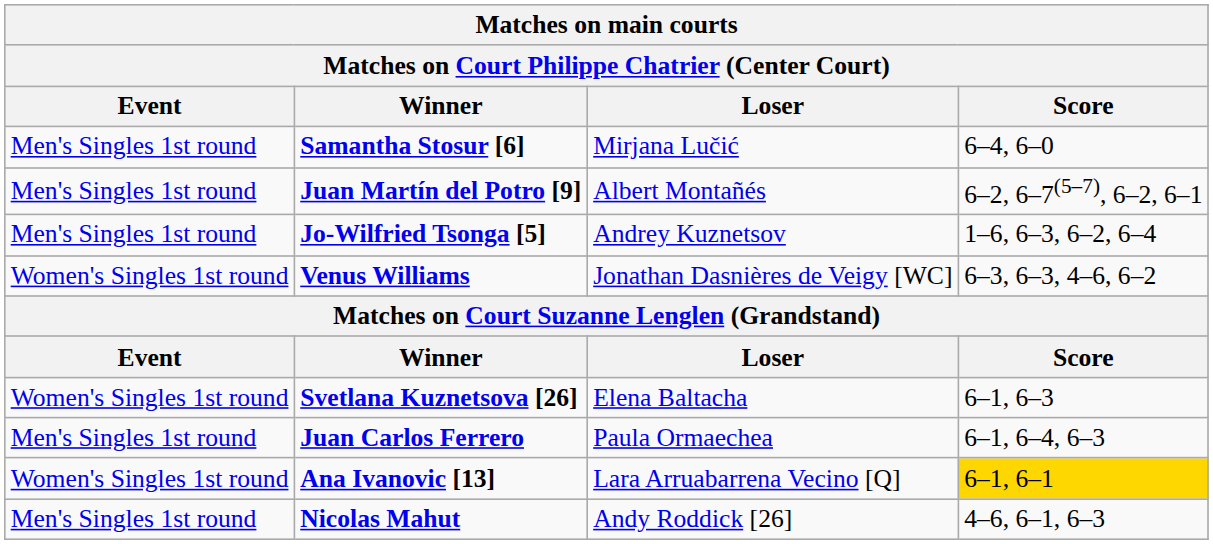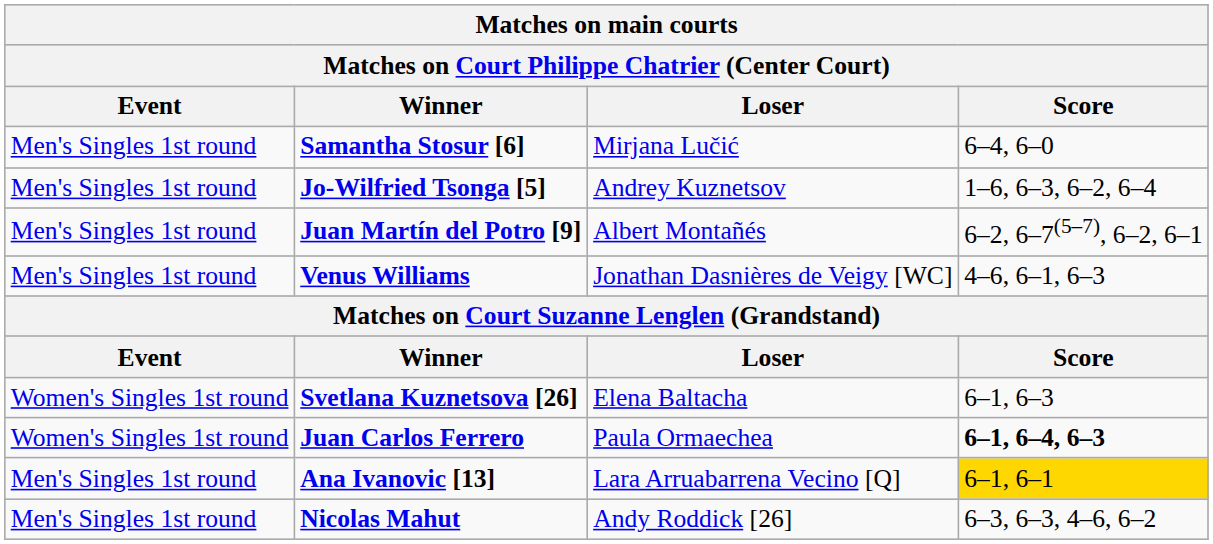rows swapped: (441, 190) <-> (423, 234)
(150, 275) Women's Singles 1st round -> (134, 275) Men's Singles 1st round
(1060, 275) 6–3, 6–3, 4–6, 6–2 -> (1035, 275) 4–6, 6–1, 6–3
(134, 437) Men's Singles 1st round -> (150, 437) Women's Singles 1st round
(1035, 437) normal -> (1035, 437) bold
(150, 478) Women's Singles 1st round -> (134, 478) Men's Singles 1st round
(1035, 518) 4–6, 6–1, 6–3 -> (1060, 518) 6–3, 6–3, 4–6, 6–2
